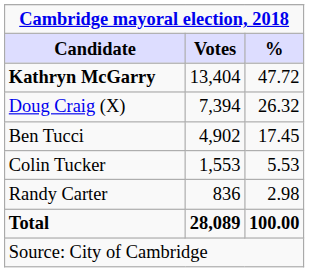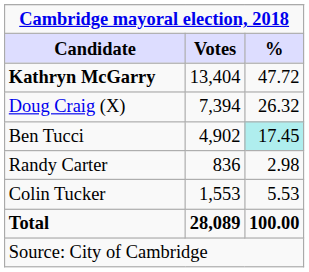(279, 135) no background -> (279, 135) paleturquoise background
rows swapped: (57, 164) <-> (58, 194)
